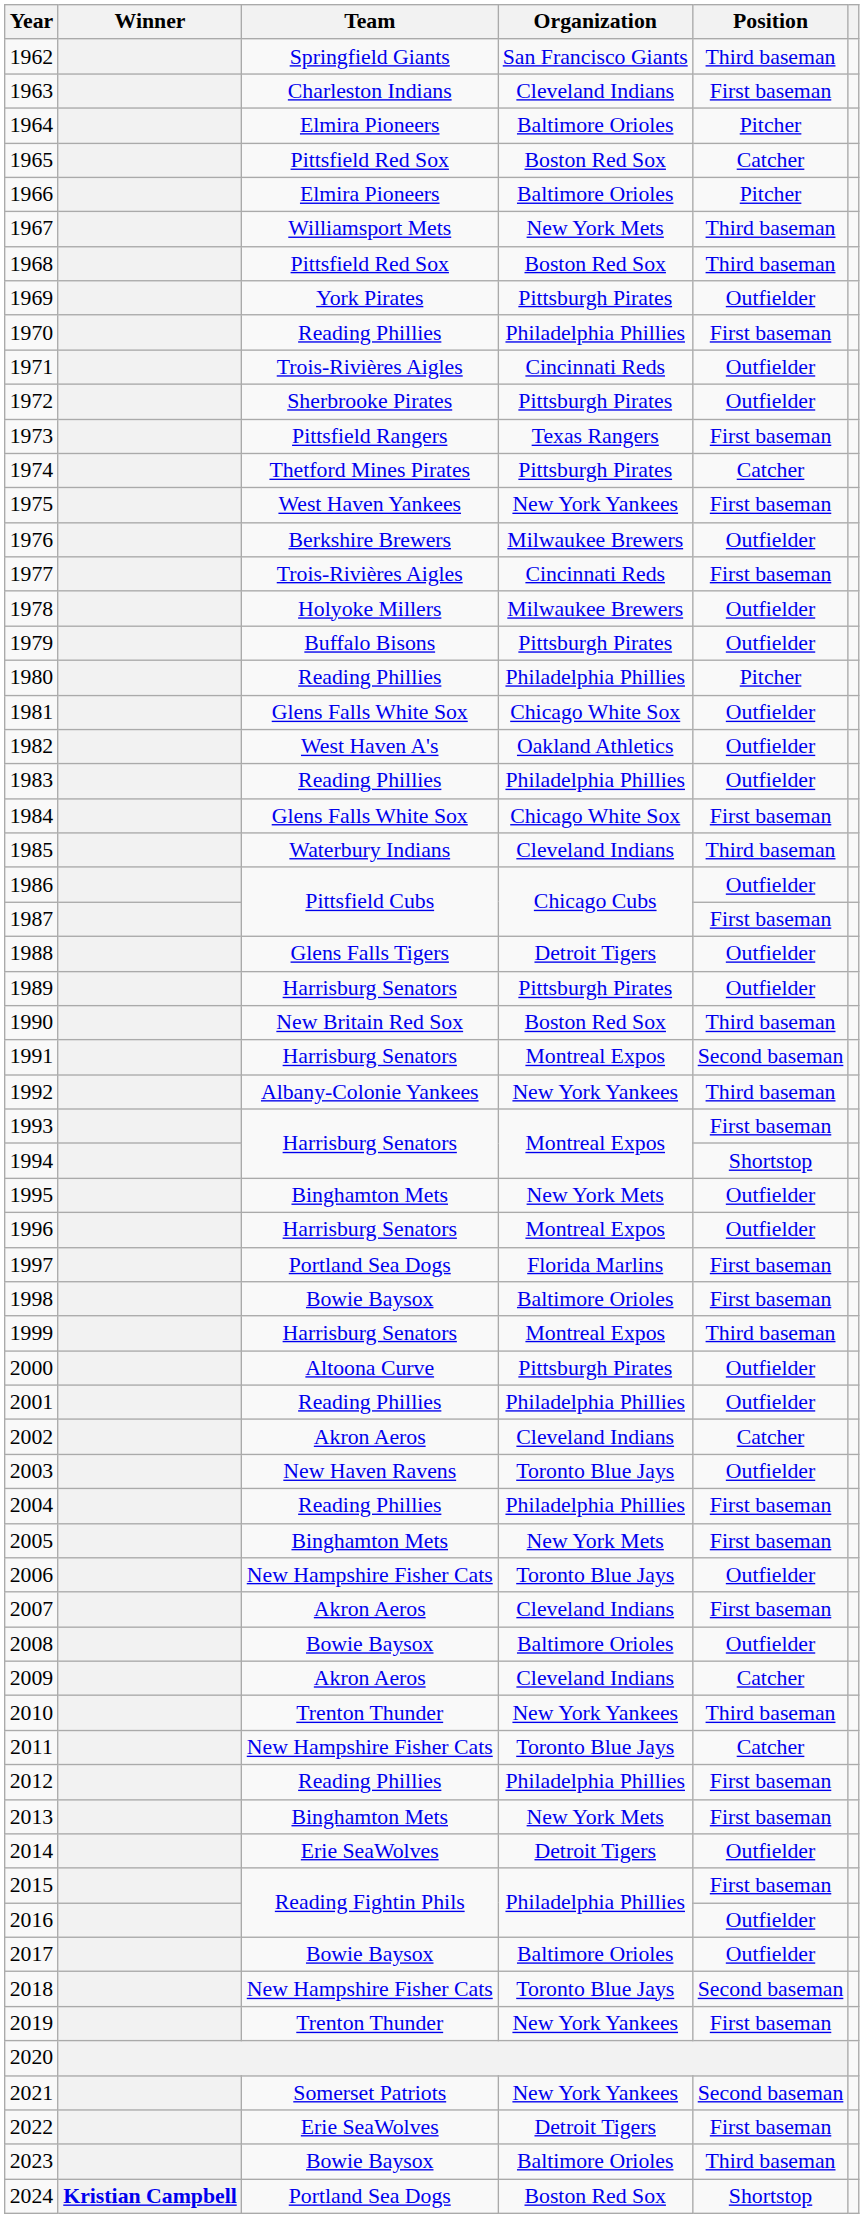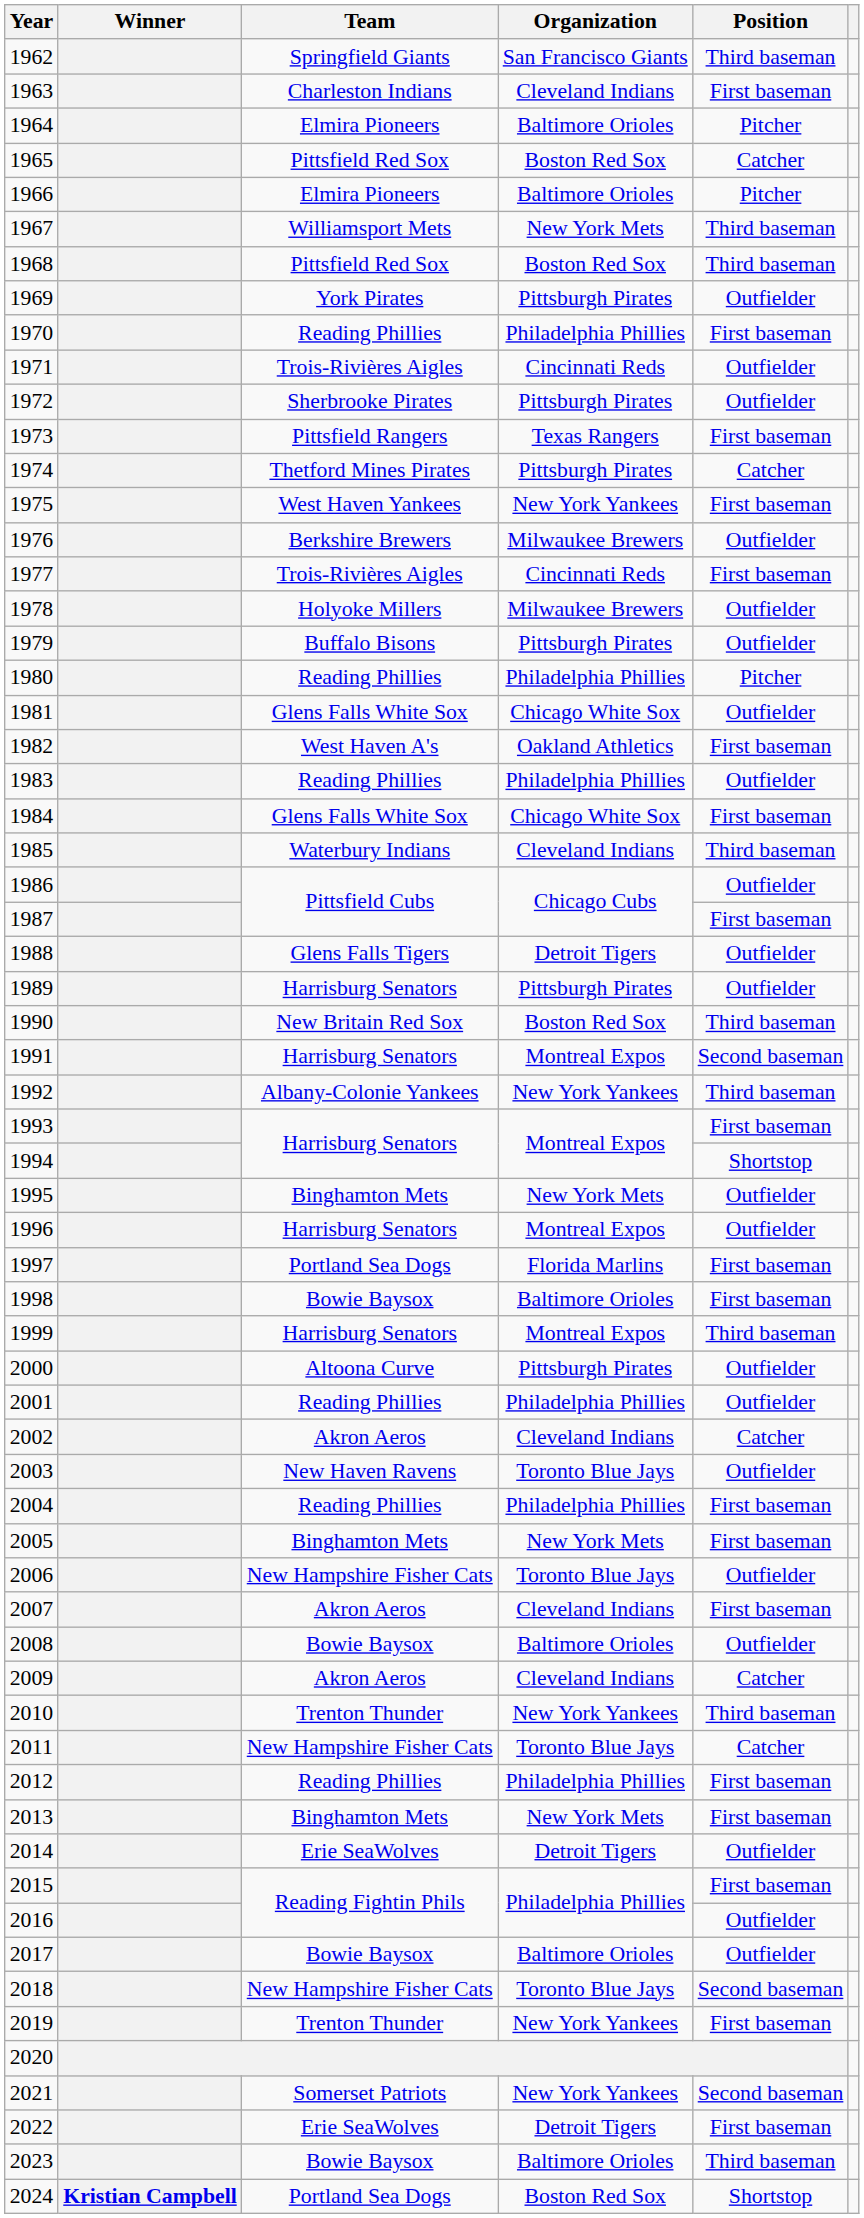(771, 746) Outfielder -> (771, 746) First baseman
